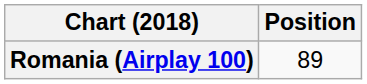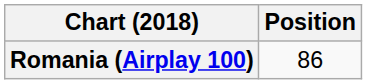(310, 59) 89 -> (310, 59) 86
